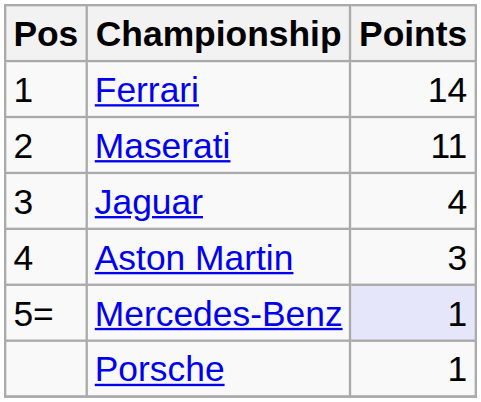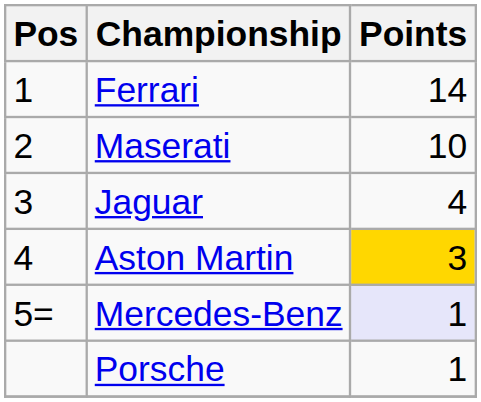(449, 146) 11 -> (448, 146) 10
(457, 258) no background -> (457, 258) gold background
